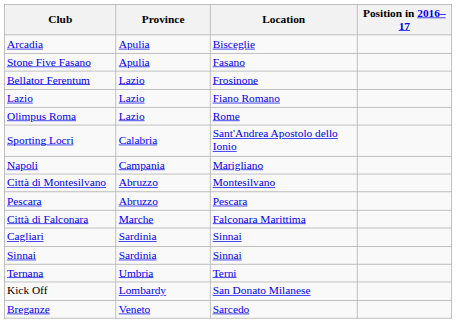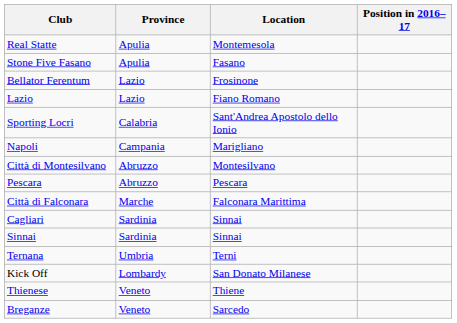- row: (25, 44)
+ row: (32, 44)
- row: (42, 116)
+ row: (27, 291)
